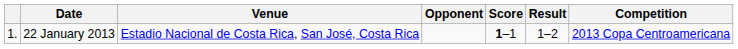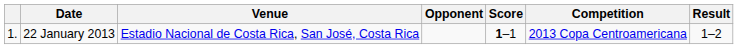columns swapped: (547, 14) <-> (651, 14)
